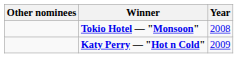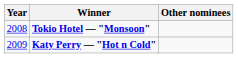columns swapped: (220, 12) <-> (41, 12)
